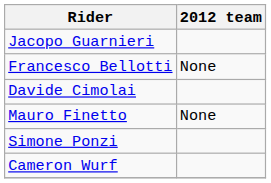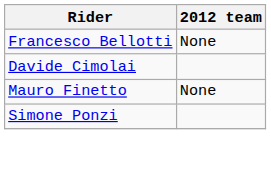- row: (81, 42)
- row: (63, 166)
